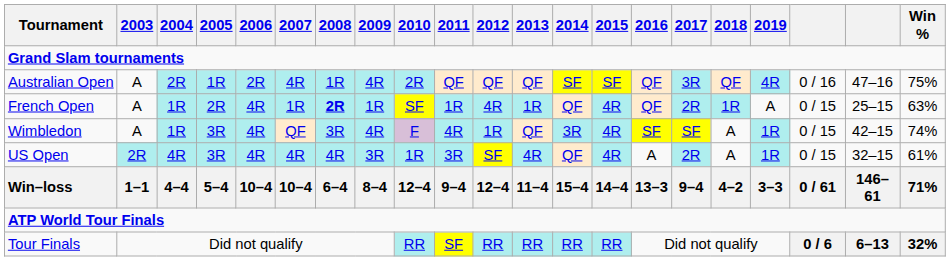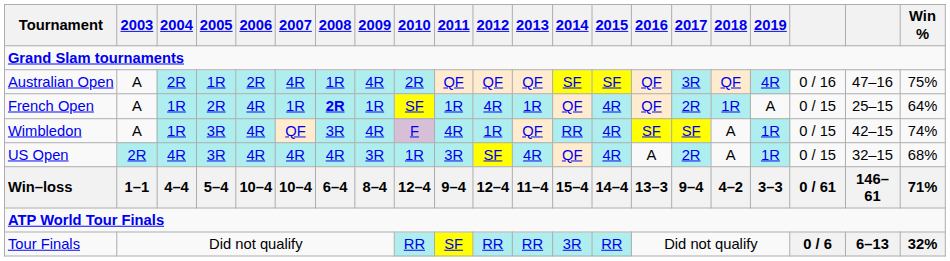(923, 106) 63% -> (923, 106) 64%
(572, 130) 3R -> (572, 130) RR
(923, 154) 61% -> (923, 154) 68%
(572, 244) RR -> (572, 244) 3R
